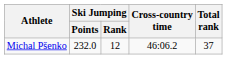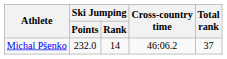(115, 46) 12 -> (115, 46) 14
